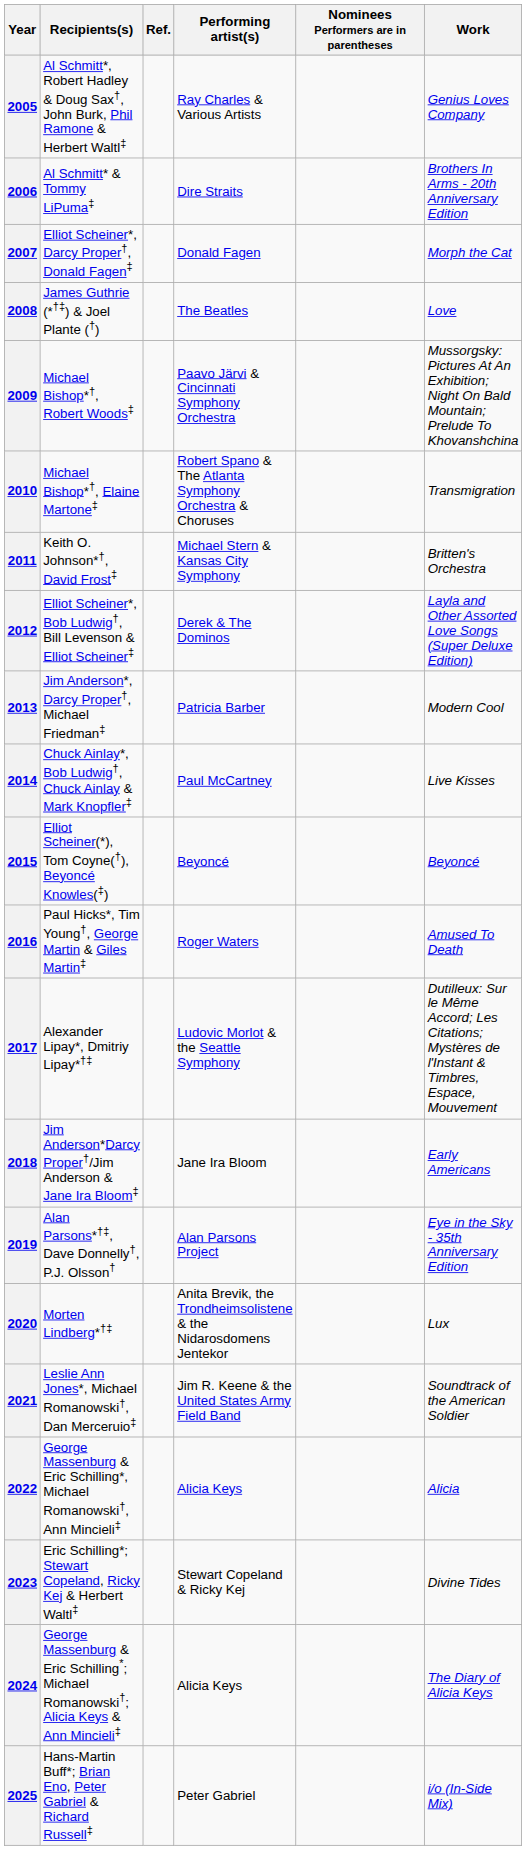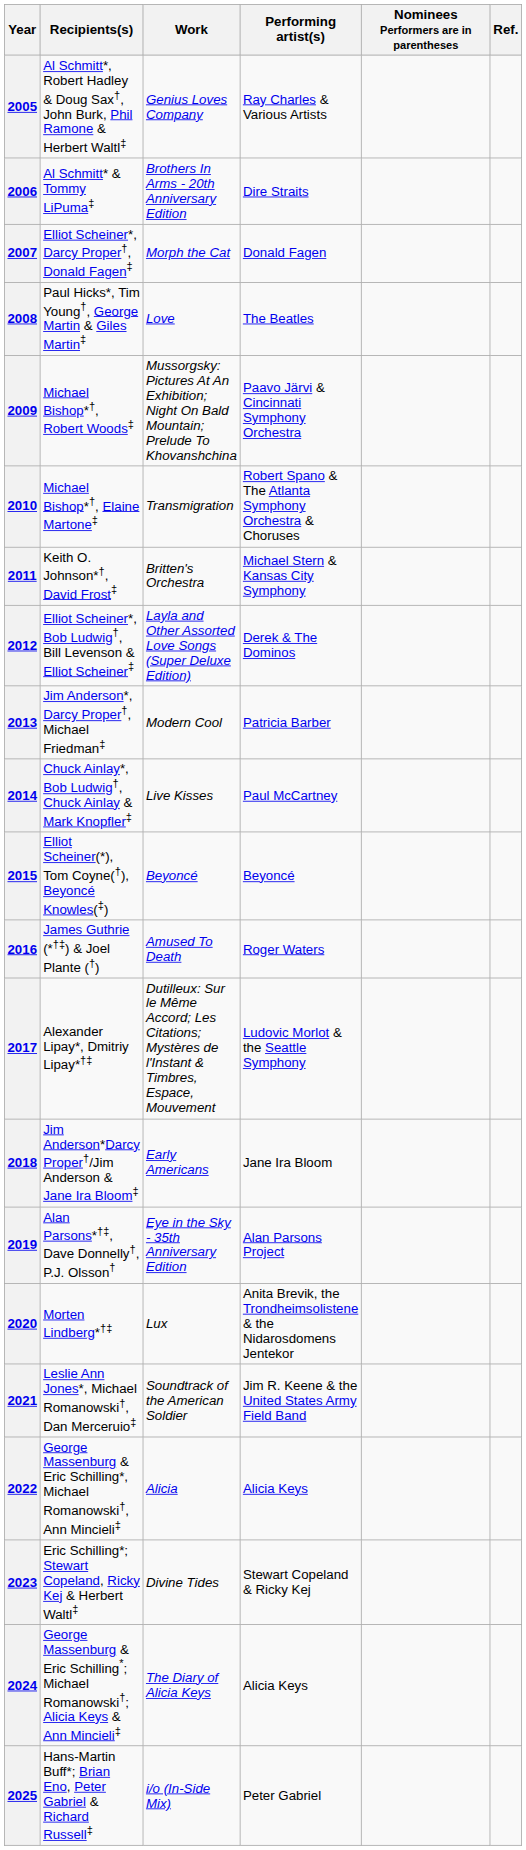columns swapped: (473, 29) <-> (159, 29)
(86, 311) James Guthrie (*†‡) & Joel Plante (†) -> (91, 318) Paul Hicks*, Tim Young†, George Martin & Giles Martin‡
(91, 941) Paul Hicks*, Tim Young†, George Martin & Giles Martin‡ -> (86, 949) James Guthrie (*†‡) & Joel Plante (†)
